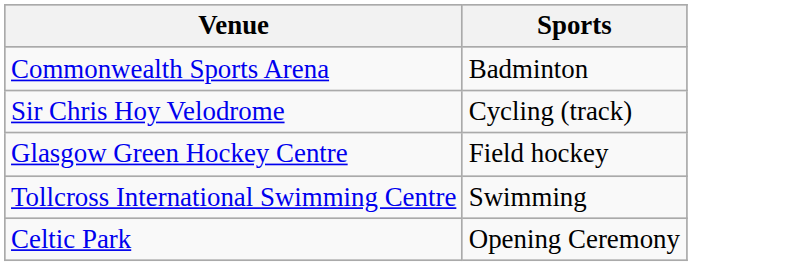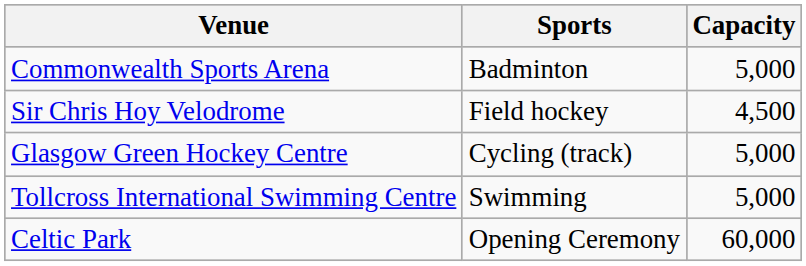+ column: (744, 25)
(550, 111) Cycling (track) -> (539, 111) Field hockey
(539, 153) Field hockey -> (550, 153) Cycling (track)
